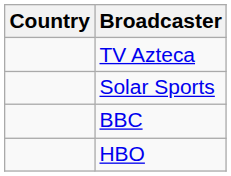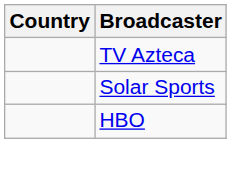- row: (121, 120)
